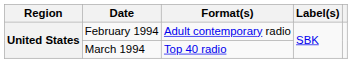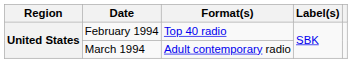(227, 31) Adult contemporary radio -> (195, 31) Top 40 radio
(195, 49) Top 40 radio -> (227, 49) Adult contemporary radio
